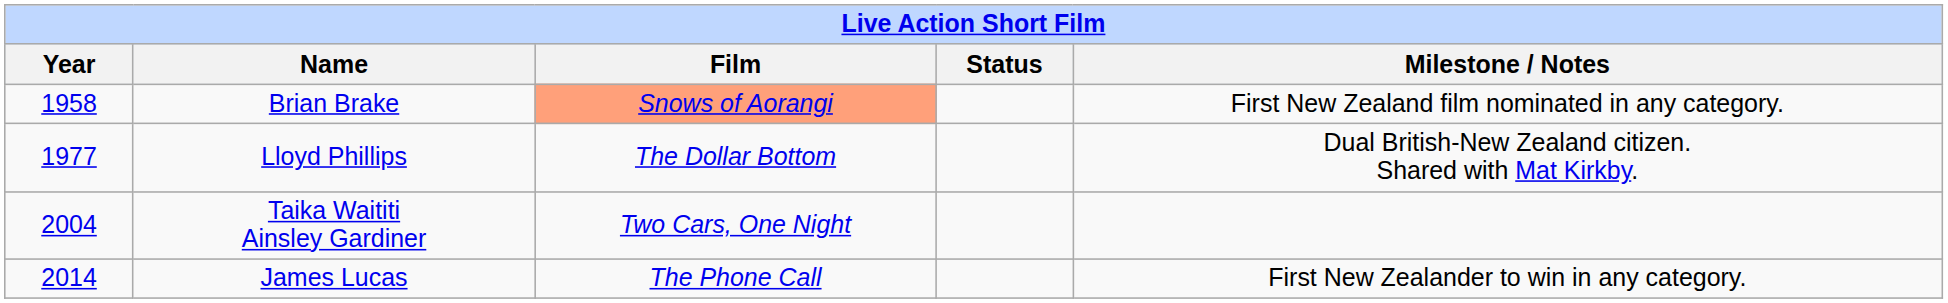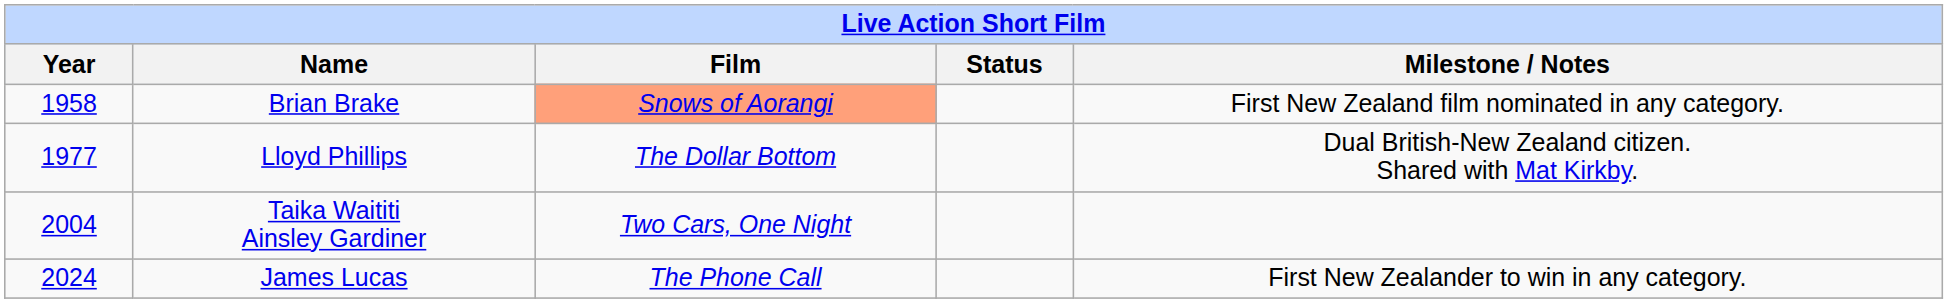(69, 278) 2014 -> (69, 278) 2024
